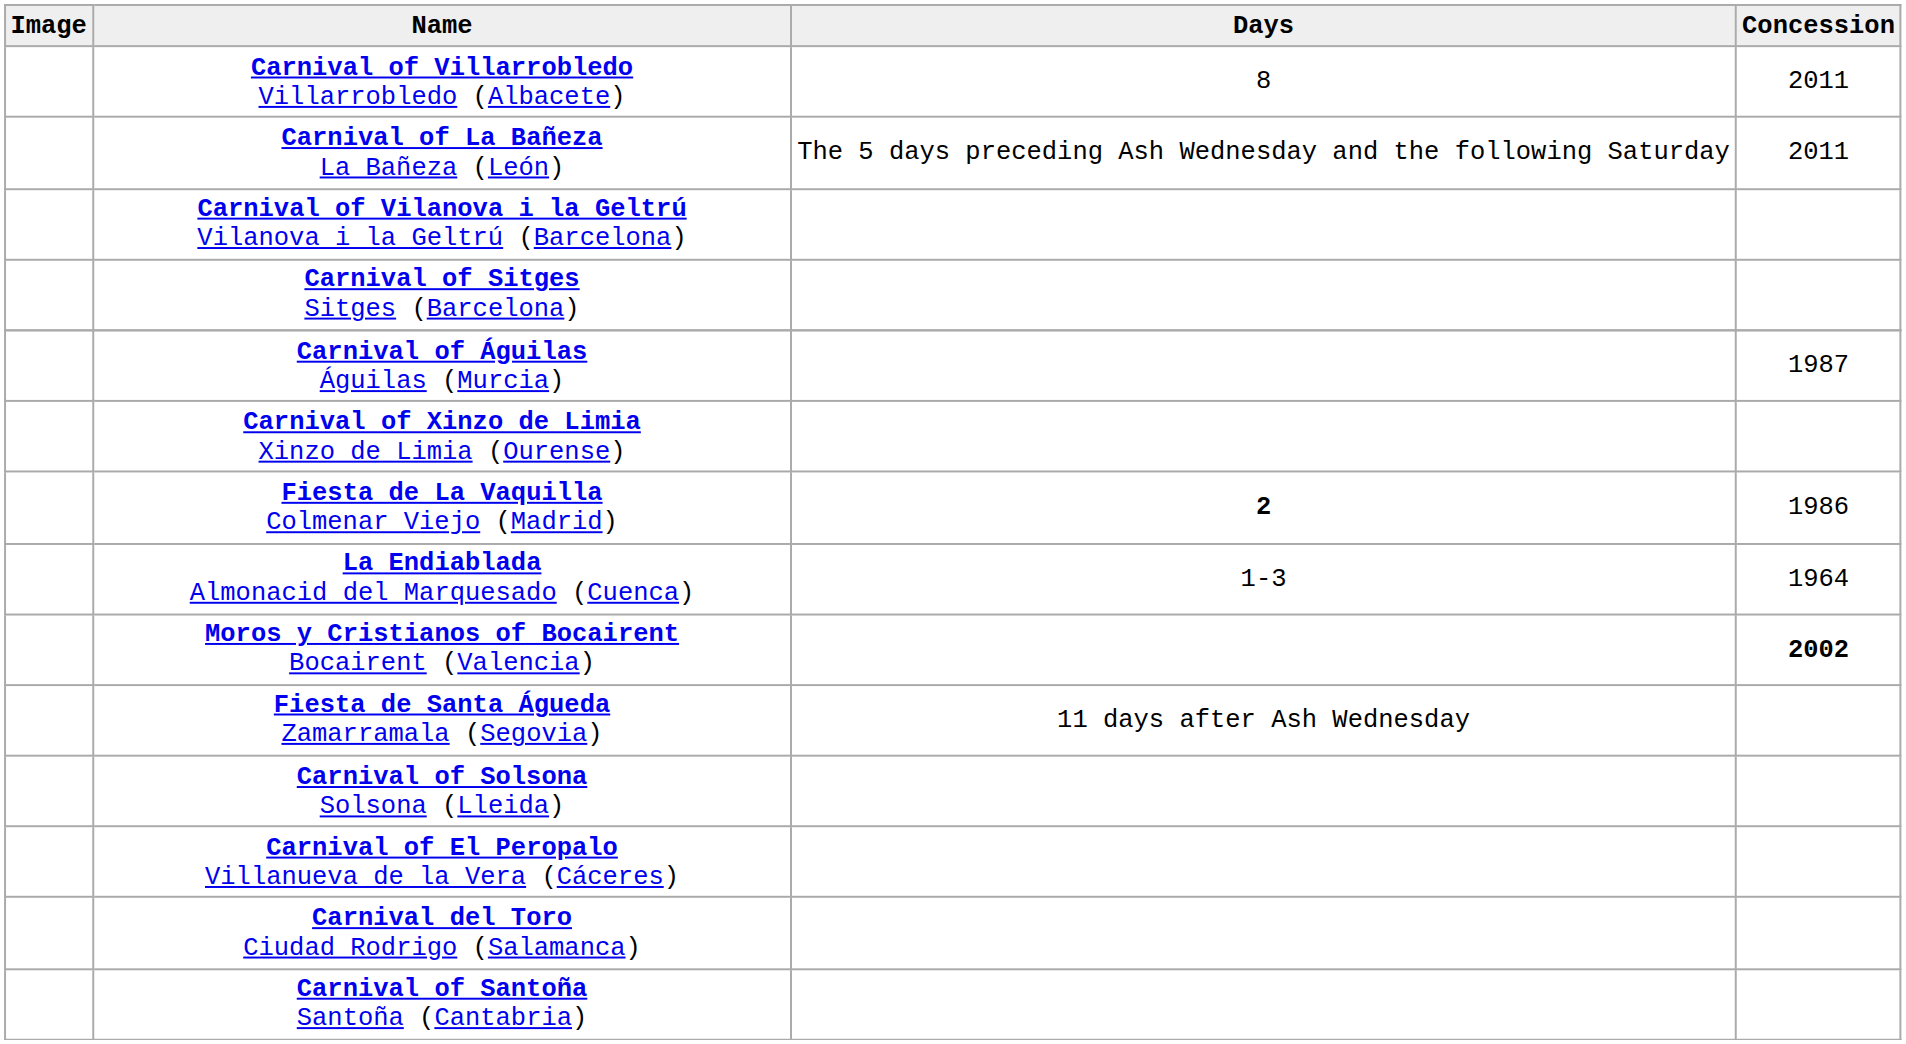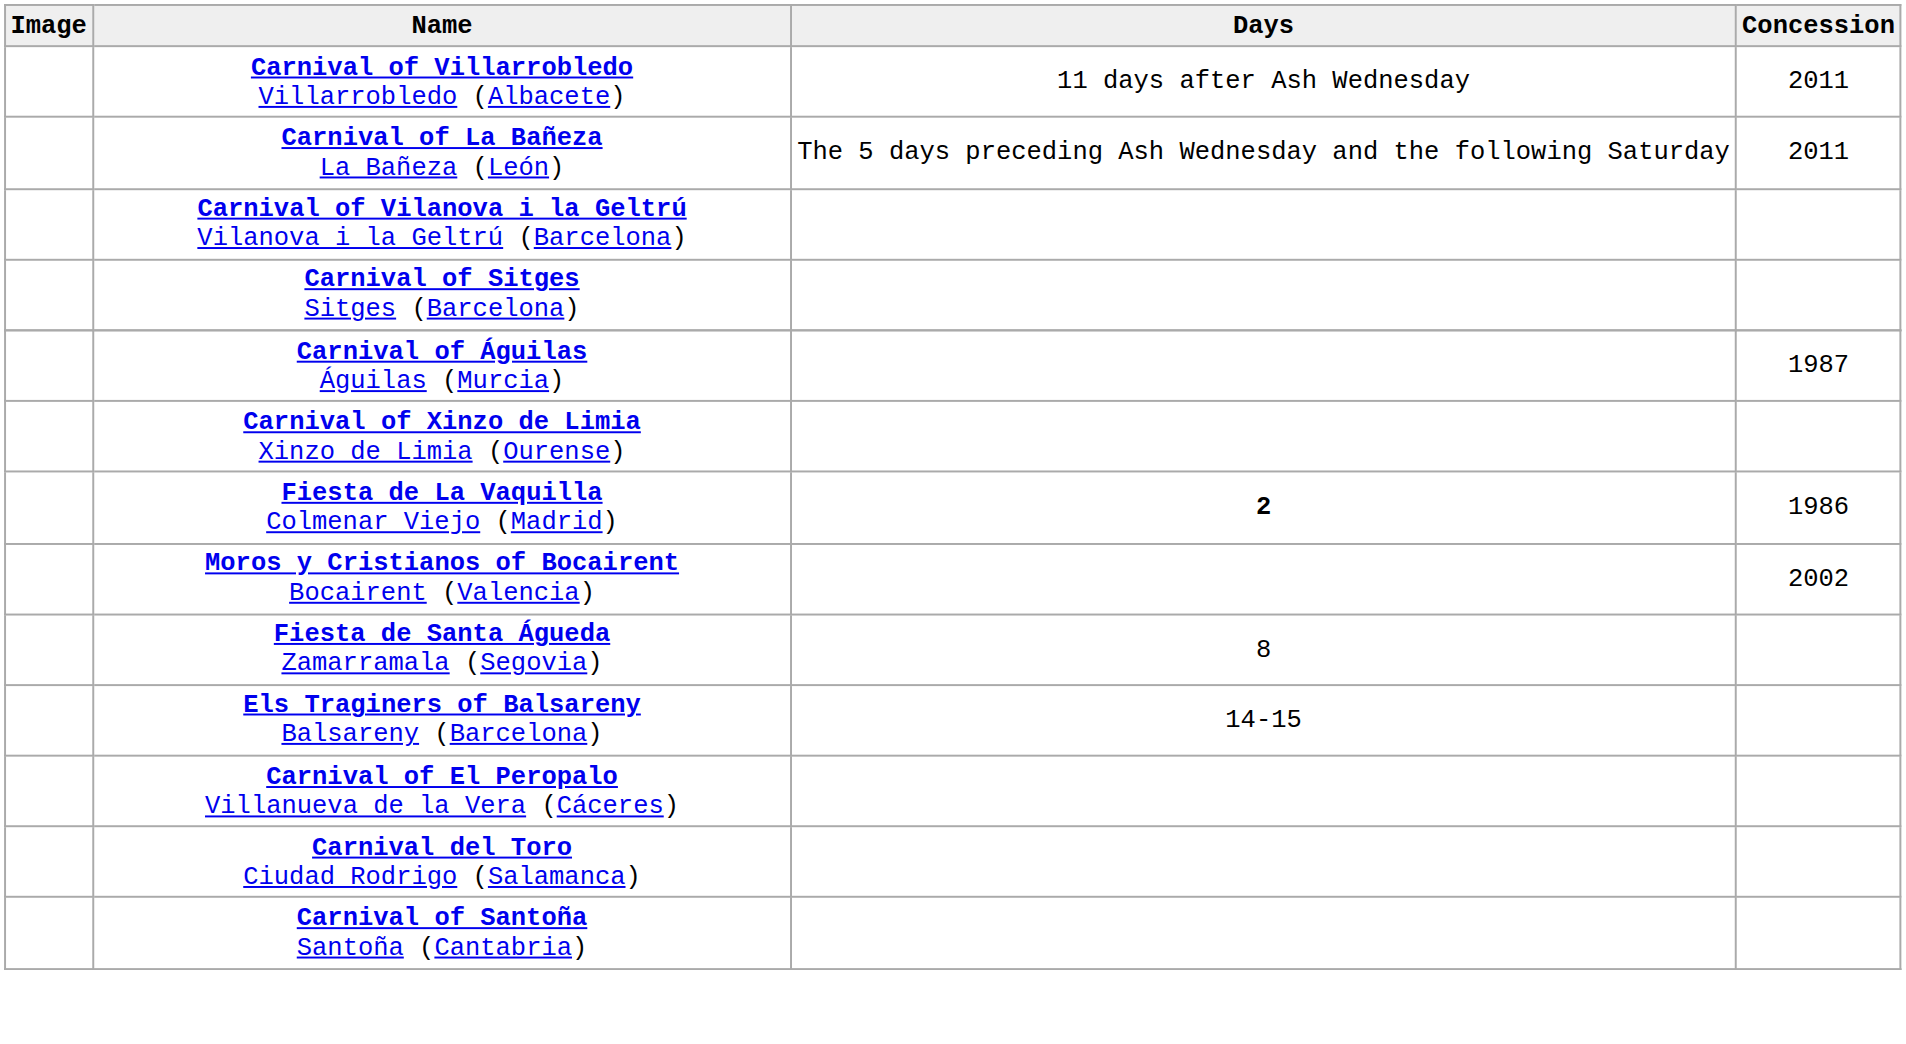(1264, 82) 8 -> (1264, 82) 11 days after Ash Wednesday
- row: (442, 578)
(1818, 649) bold -> (1818, 578) normal
(1264, 720) 11 days after Ash Wednesday -> (1264, 649) 8
+ row: (442, 720)
- row: (442, 791)
